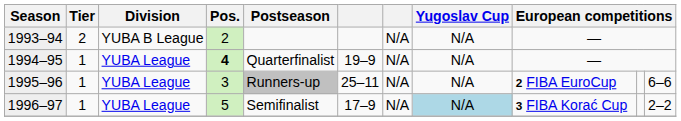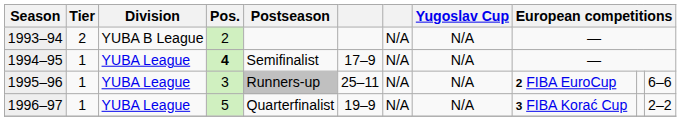(290, 61) Quarterfinalist -> (283, 61) Semifinalist
(360, 61) 19–9 -> (360, 61) 17–9
(283, 105) Semifinalist -> (290, 105) Quarterfinalist
(360, 105) 17–9 -> (360, 105) 19–9
(462, 105) lightblue background -> (462, 105) no background
